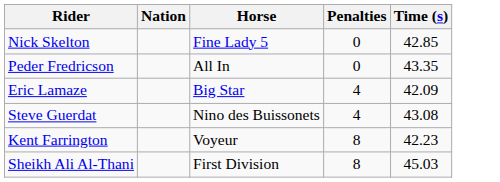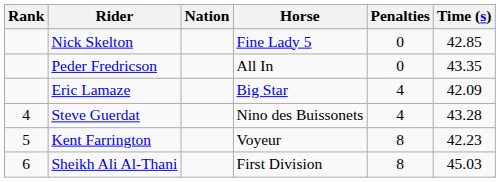+ column: (26, 16)
(421, 115) 43.08 -> (464, 115) 43.28
